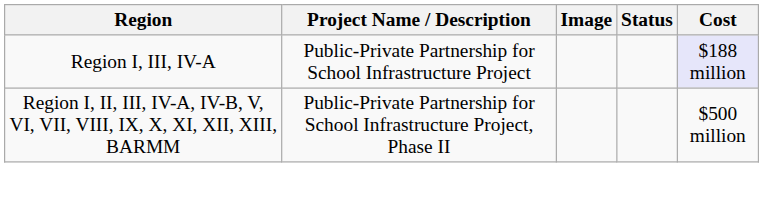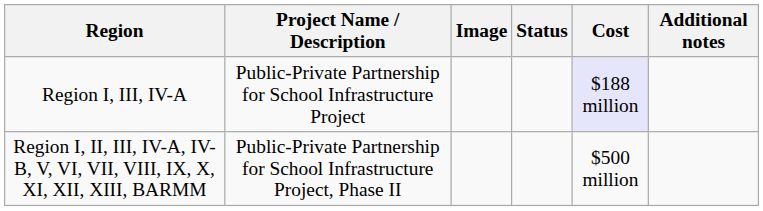+ column: (704, 30)
